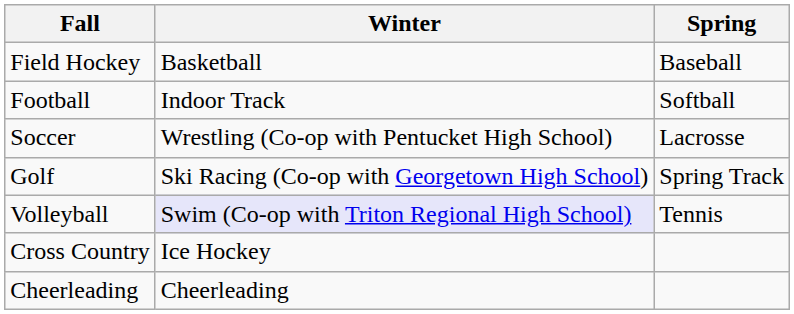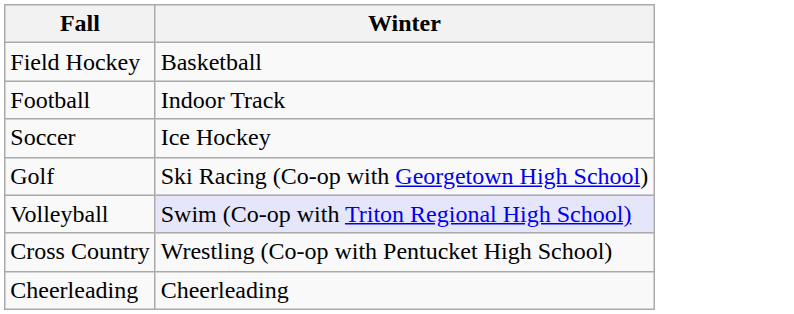- column: (722, 23)
(387, 137) Wrestling (Co-op with Pentucket High School) -> (216, 137) Ice Hockey
(216, 251) Ice Hockey -> (387, 251) Wrestling (Co-op with Pentucket High School)
